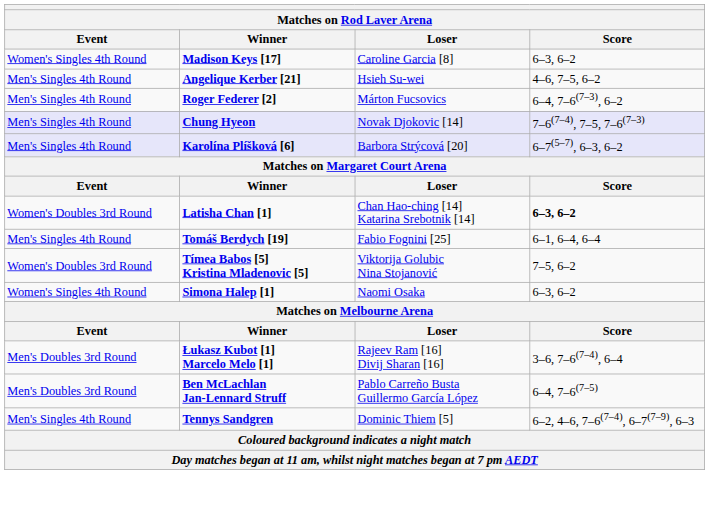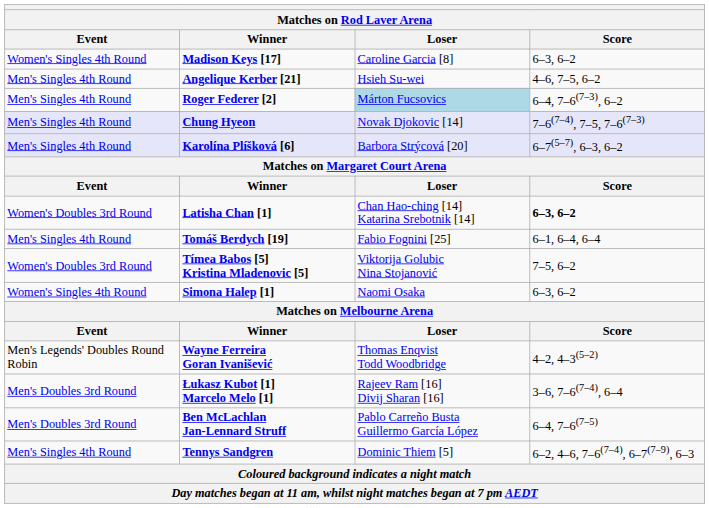(402, 99) no background -> (402, 99) lightblue background
+ row: (227, 357)
